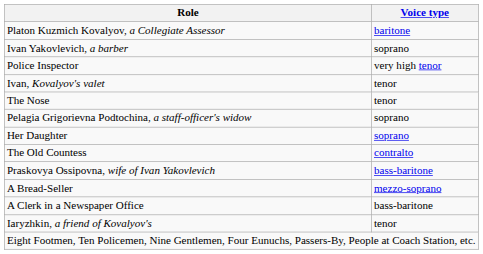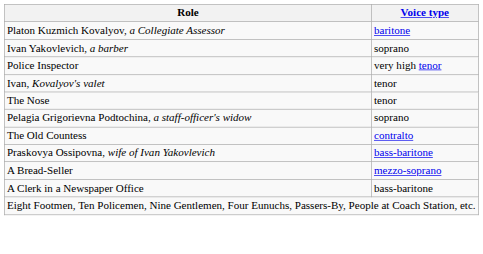- row: (37, 135)
- row: (79, 223)
